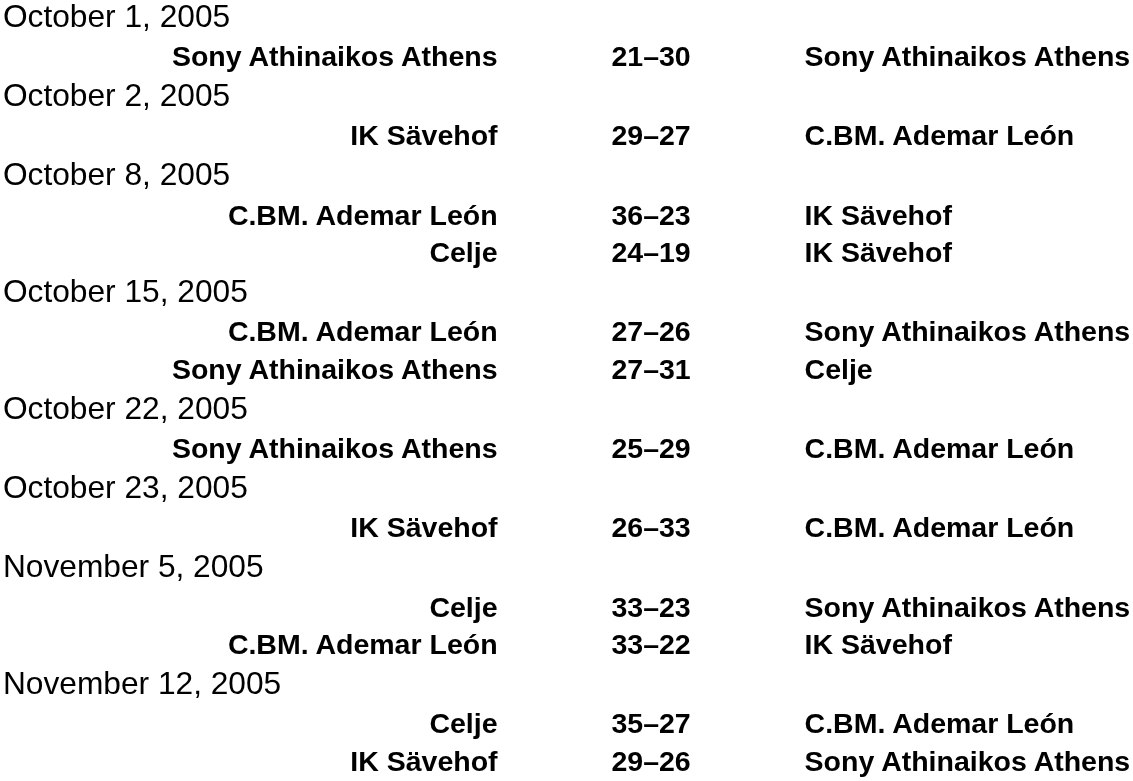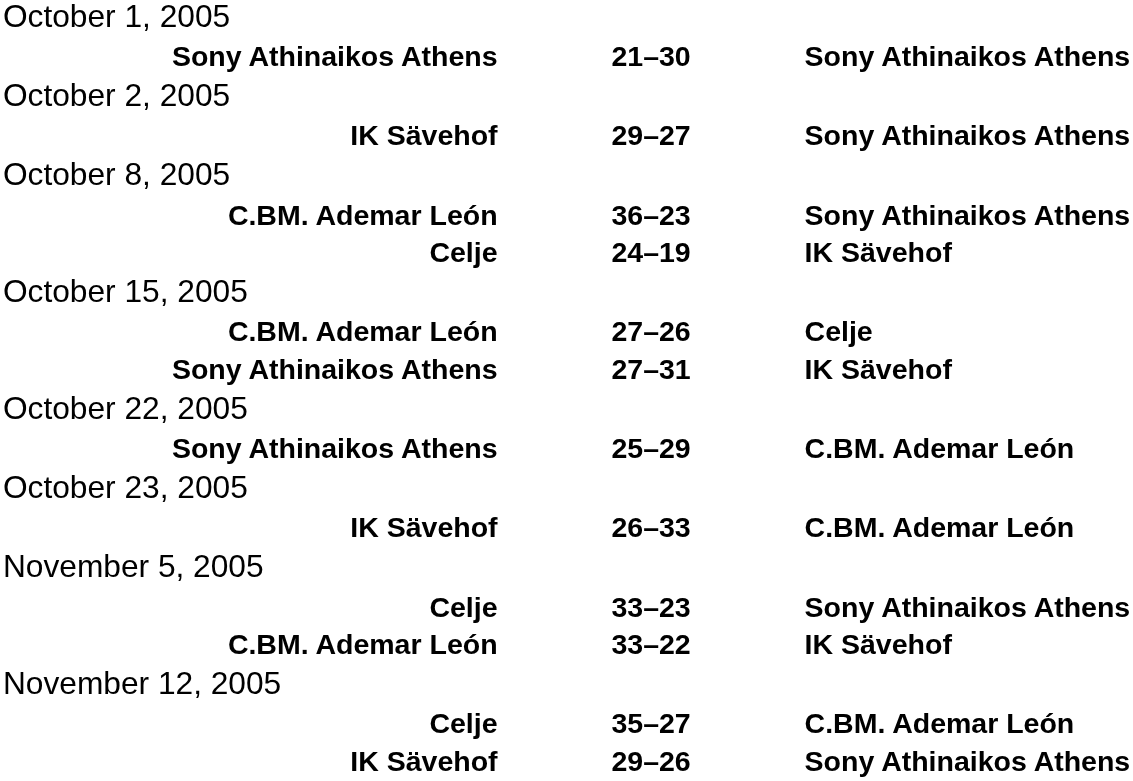(939, 136) C.BM. Ademar León -> (967, 136) Sony Athinaikos Athens
(878, 215) IK Sävehof -> (967, 215) Sony Athinaikos Athens
(967, 332) Sony Athinaikos Athens -> (839, 332) Celje
(839, 369) Celje -> (878, 369) IK Sävehof
